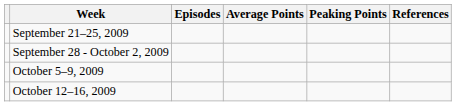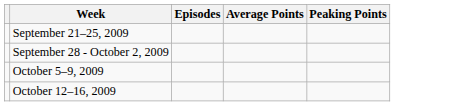- column: (421, 14)
